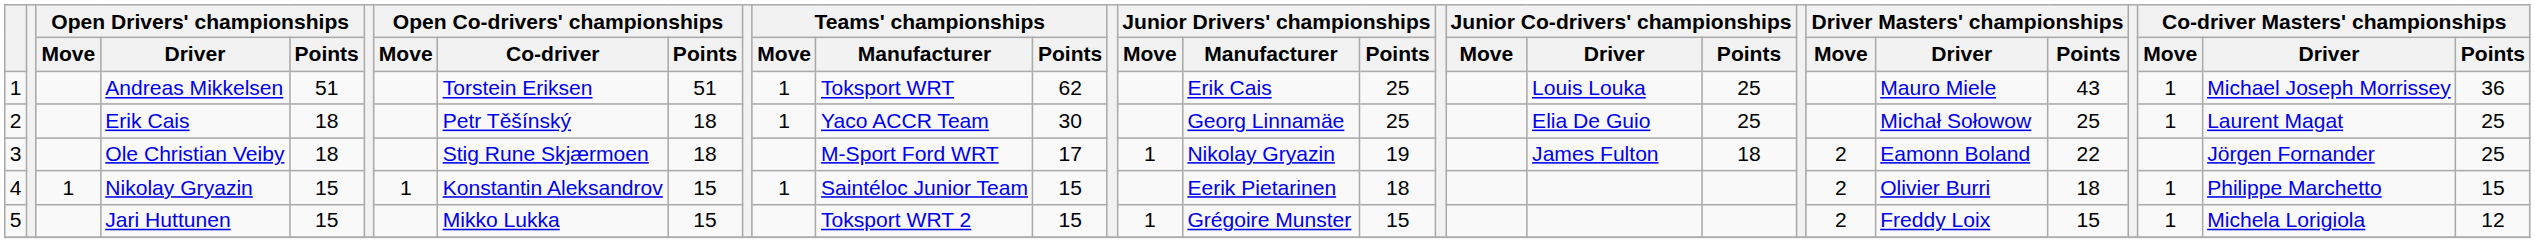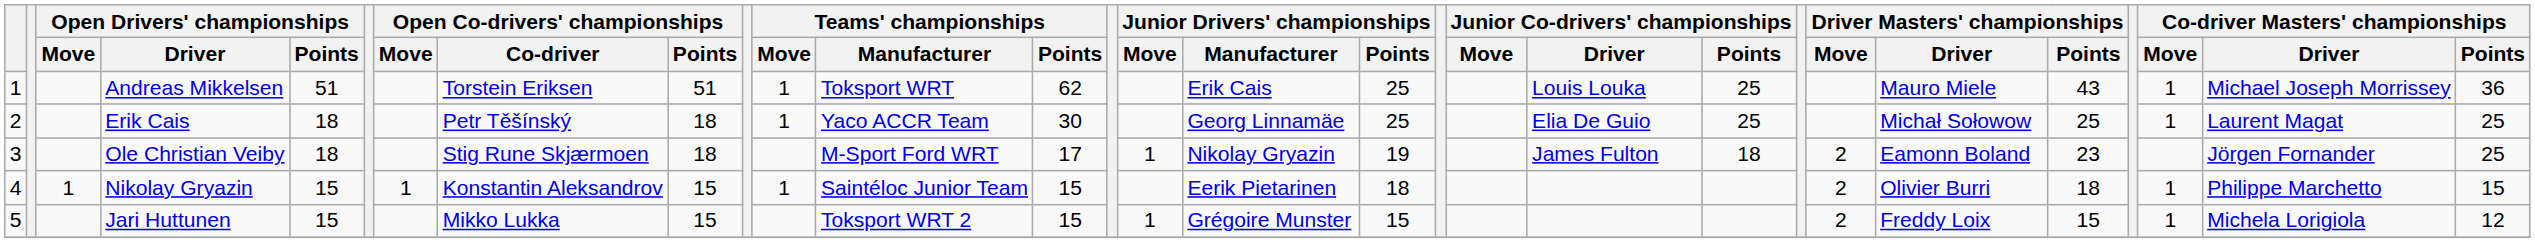(2088, 154) 22 -> (2088, 154) 23
